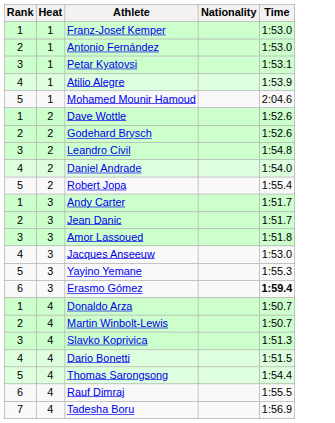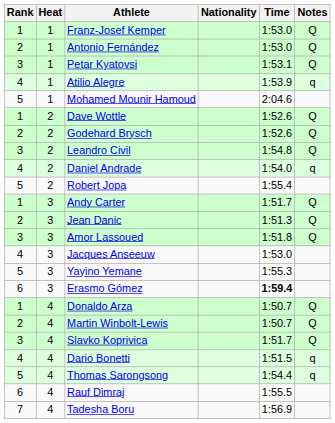+ column: (313, 13)
(277, 220) 1:51.7 -> (277, 220) 1:51.3
(277, 340) 1:51.3 -> (277, 340) 1:51.7
